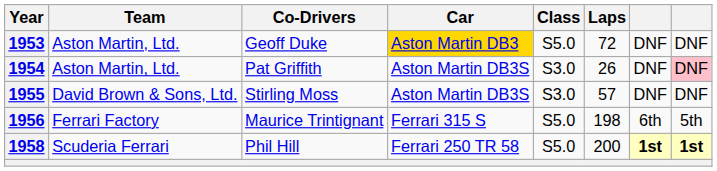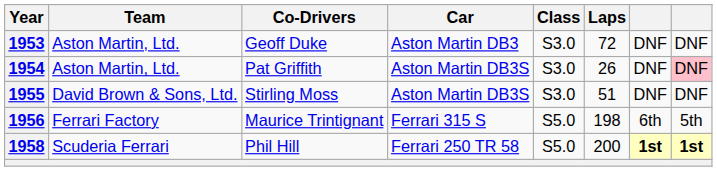(455, 44) gold background -> (455, 44) no background
(559, 44) S5.0 -> (559, 44) S3.0
(607, 95) 57 -> (607, 95) 51
